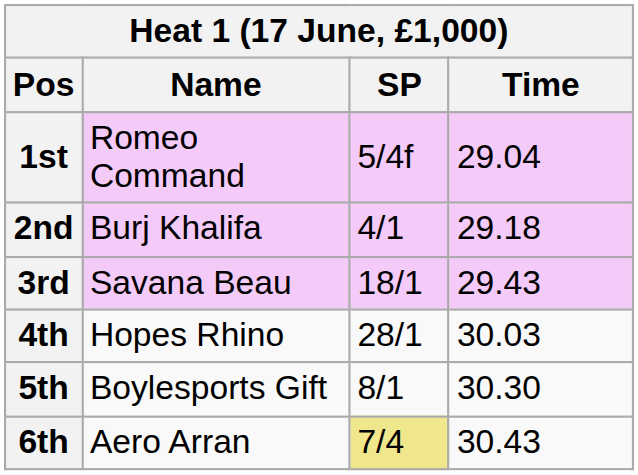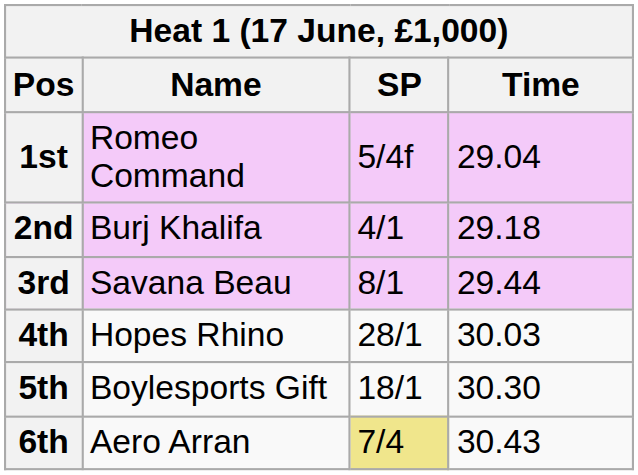(390, 282) 18/1 -> (381, 282) 8/1
(499, 282) 29.43 -> (499, 282) 29.44
(381, 388) 8/1 -> (390, 388) 18/1
